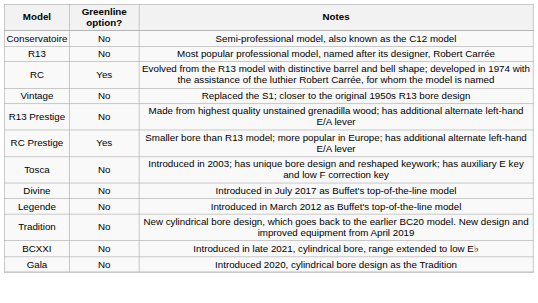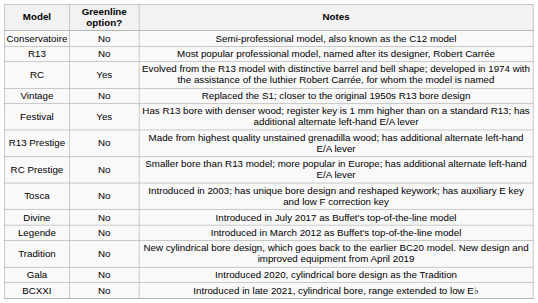+ row: (37, 117)
(104, 143) Yes -> (104, 170) No
rows swapped: (37, 264) <-> (37, 248)
